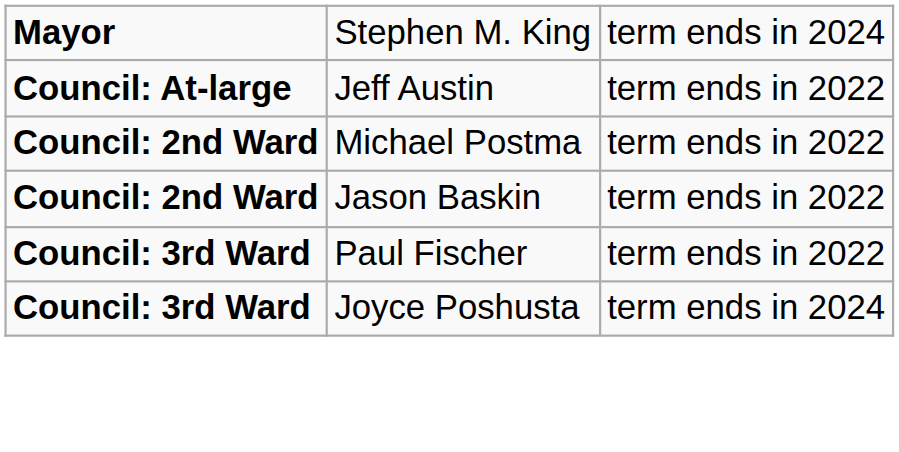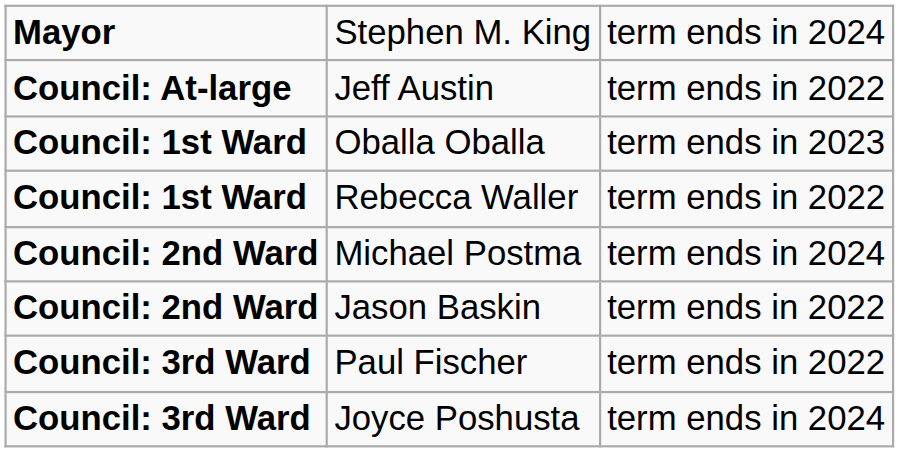+ row: (440, 142)
+ row: (456, 197)
(746, 142) term ends in 2022 -> (746, 253) term ends in 2024
